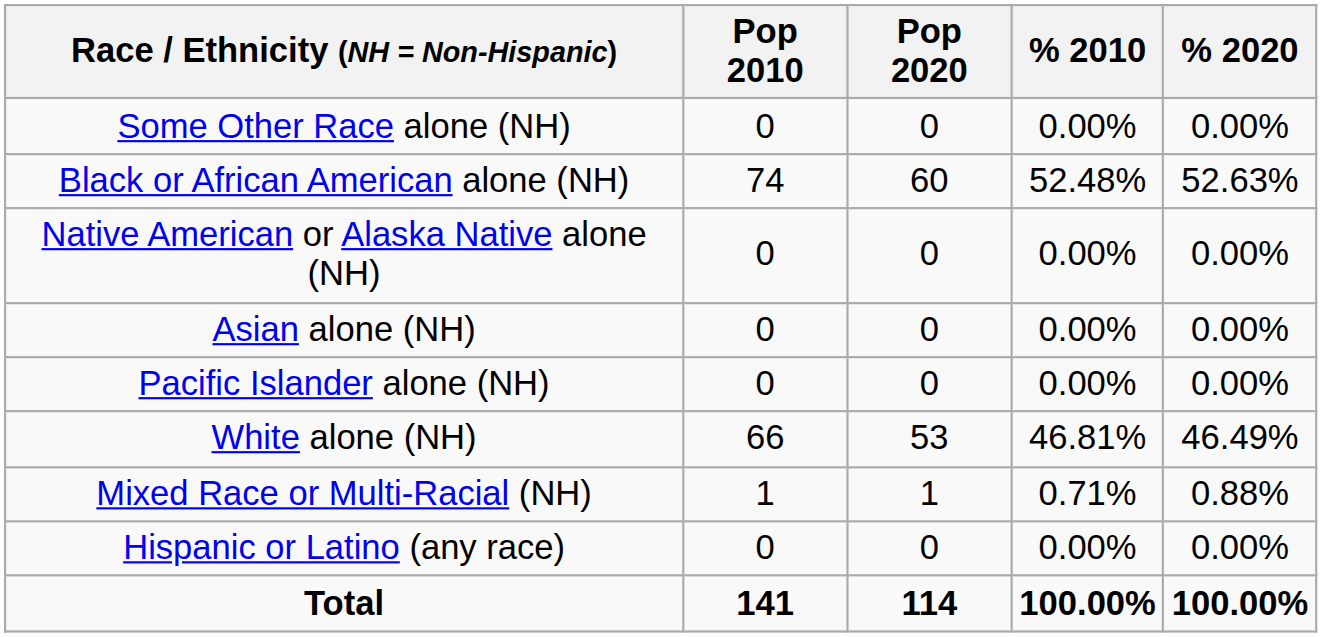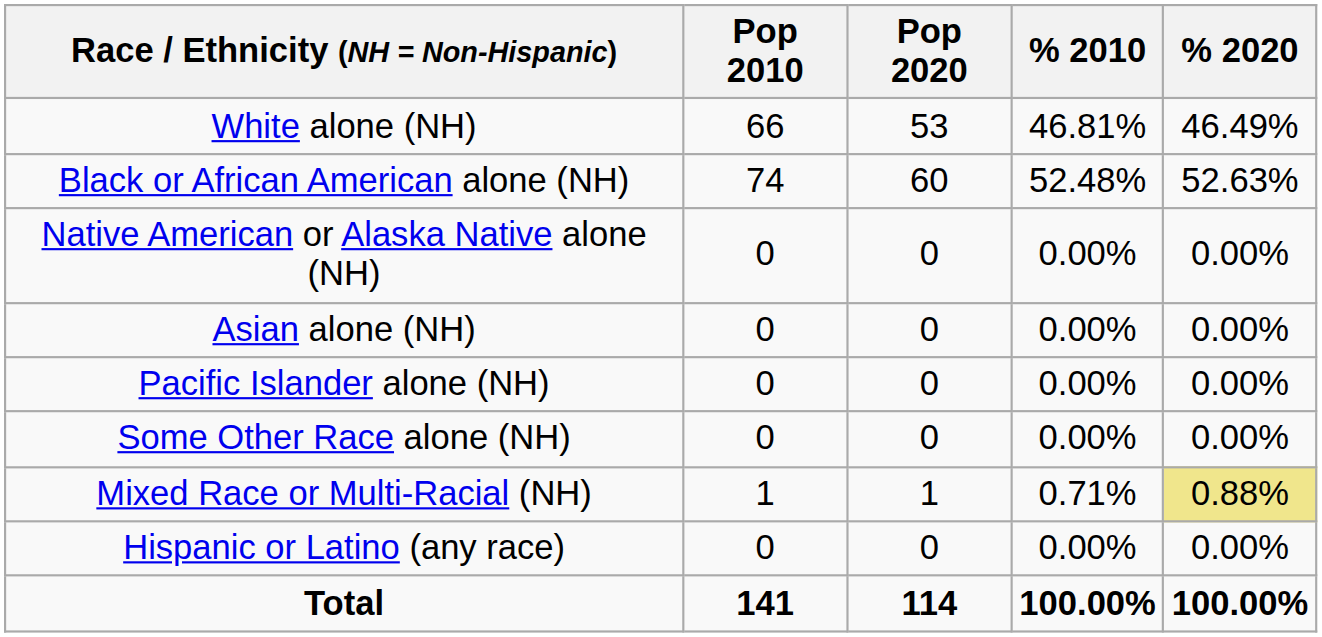rows swapped: (344, 438) <-> (344, 125)
(1240, 493) no background -> (1240, 493) khaki background
